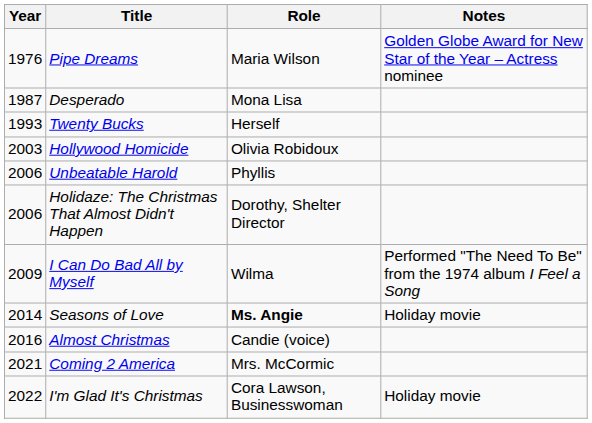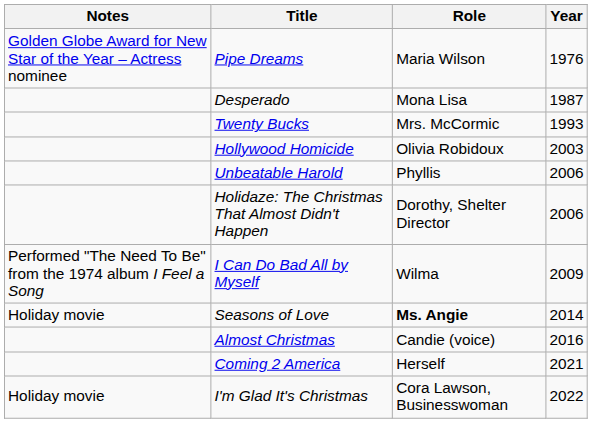columns swapped: (25, 16) <-> (484, 16)
(255, 124) Herself -> (448, 124) Mrs. McCormic
(283, 363) Mrs. McCormic -> (420, 363) Herself
